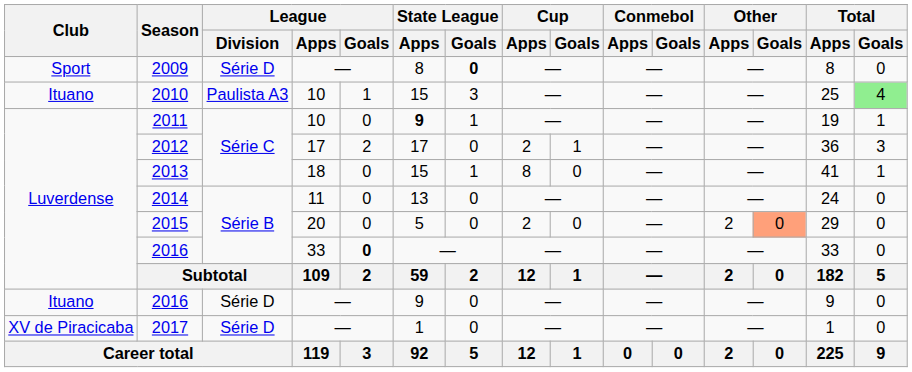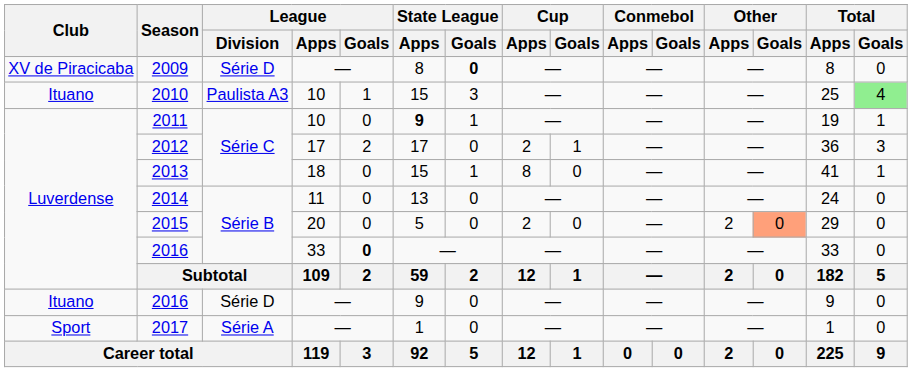(71, 69) Sport -> (71, 69) XV de Piracicaba
(71, 328) XV de Piracicaba -> (71, 328) Sport
(247, 328) Série D -> (247, 328) Série A
